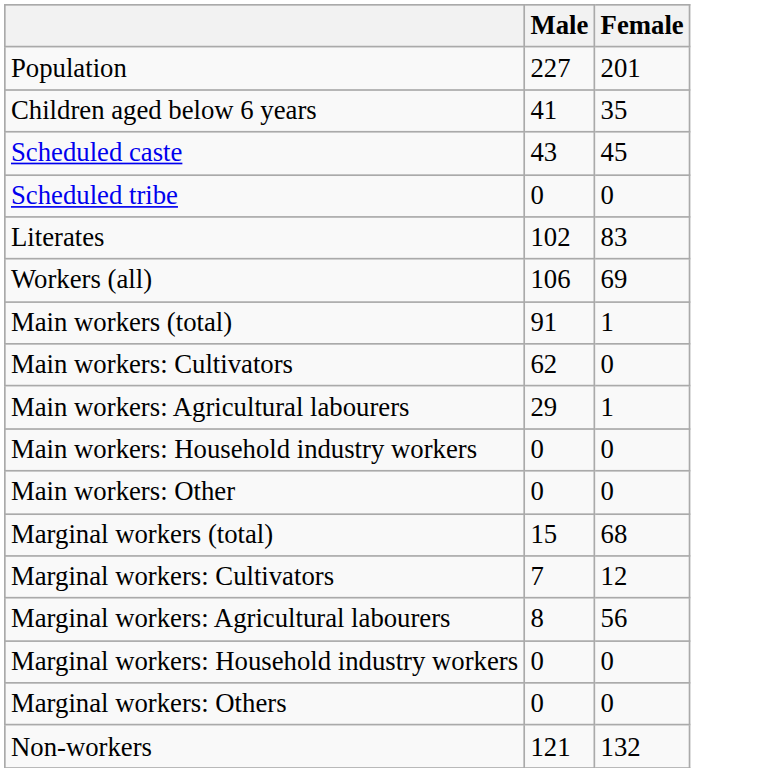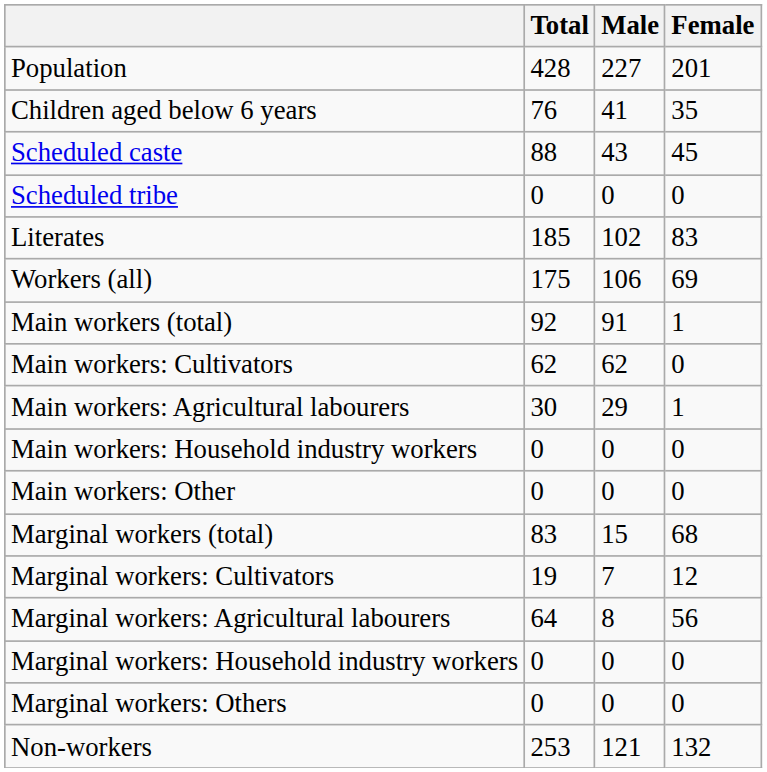+ column: (560, 25)
